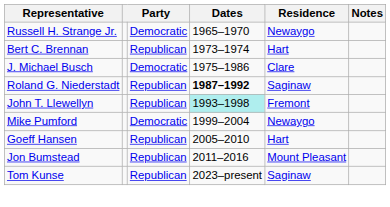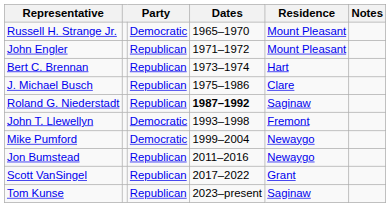(291, 31) Newaygo -> (307, 31) Mount Pleasant
+ row: (37, 49)
(159, 67) Democratic -> (158, 85) Republican
(158, 103) Republican -> (159, 121) Democratic
(221, 103) paleturquoise background -> (221, 121) no background
- row: (42, 139)
(307, 157) Mount Pleasant -> (291, 157) Newaygo
+ row: (47, 175)
